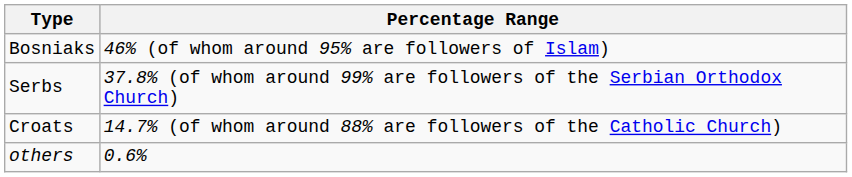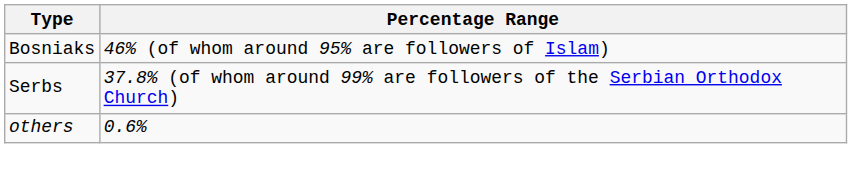- row: (41, 128)
